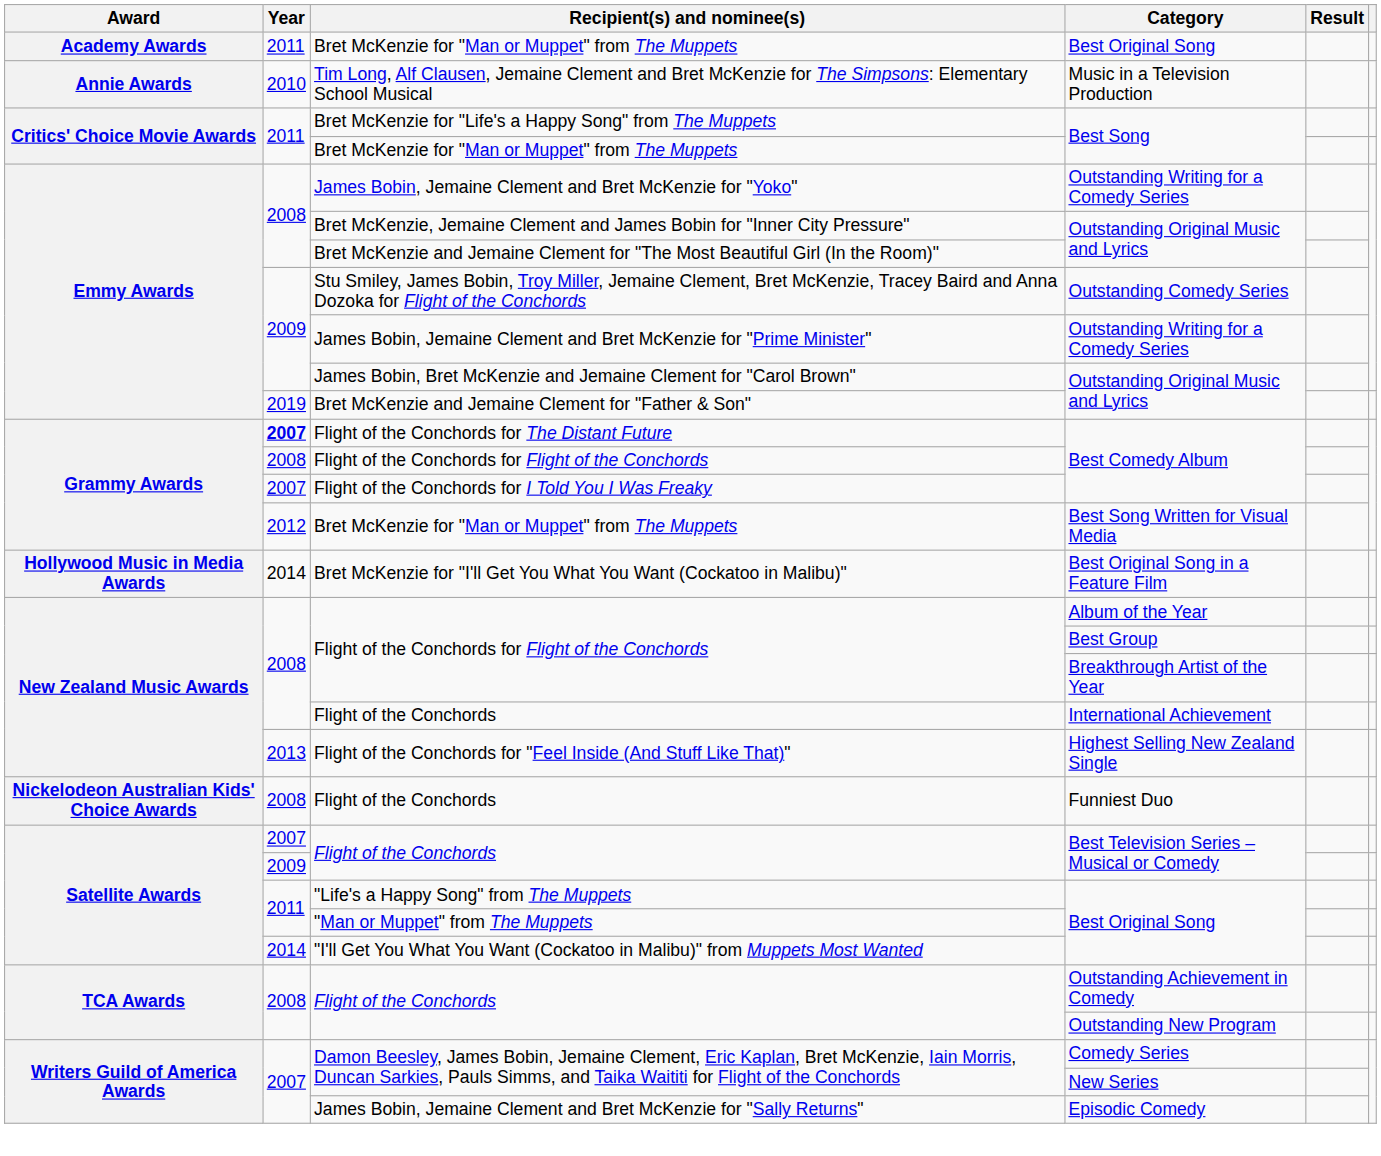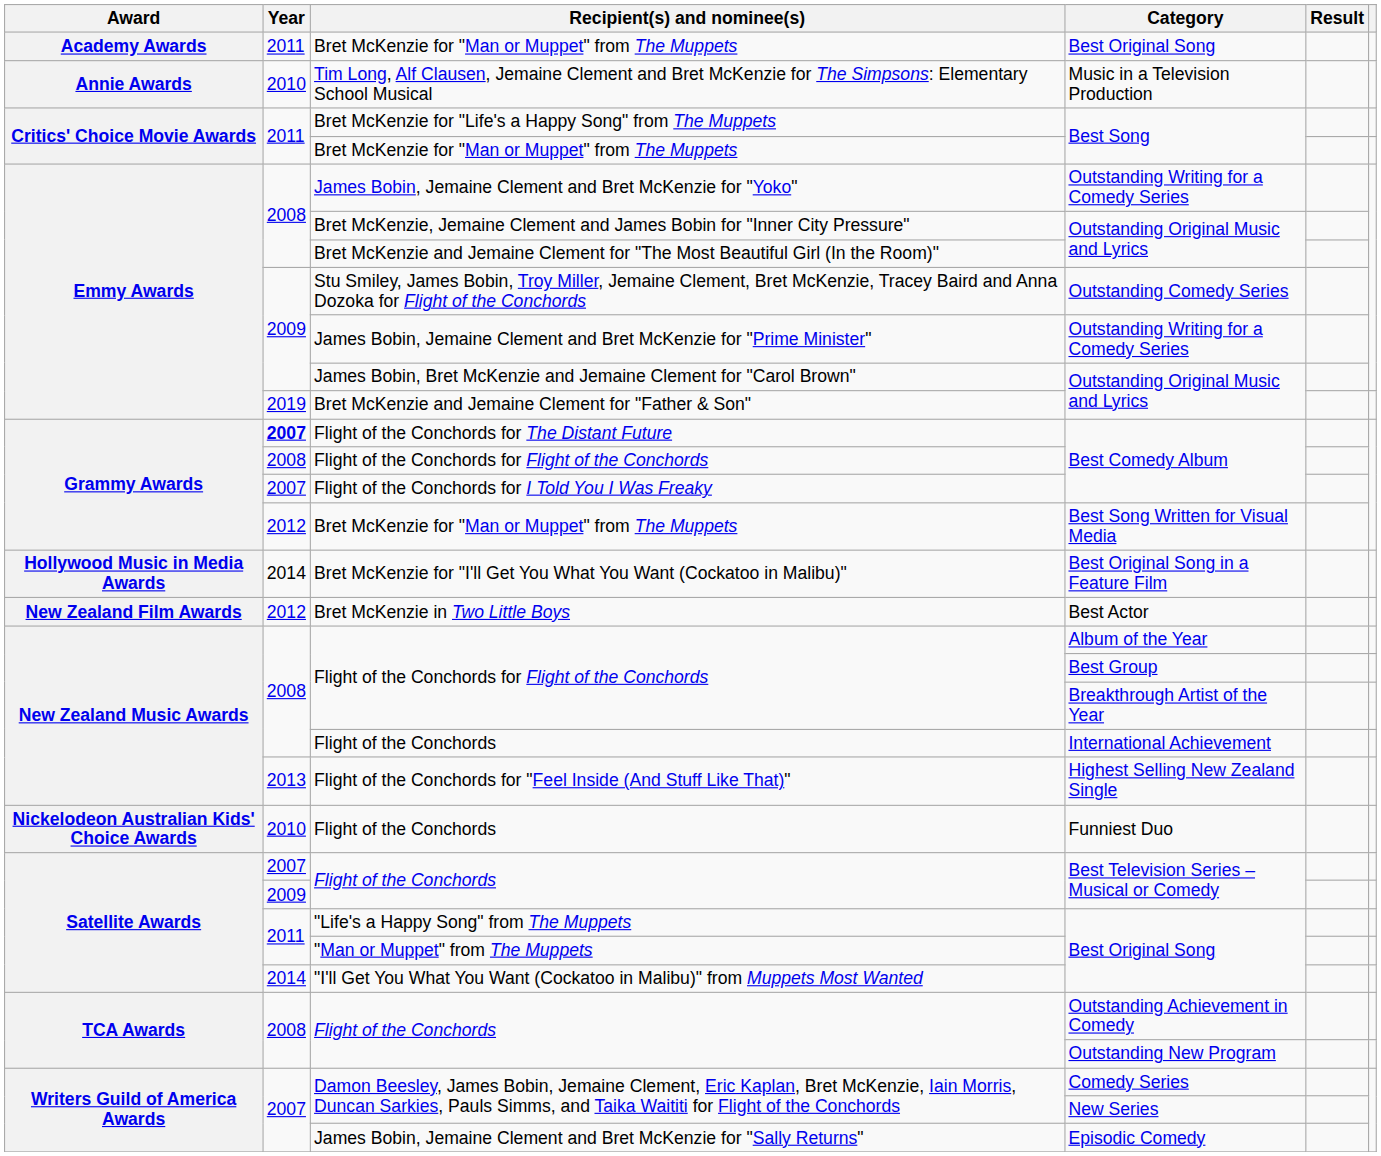+ row: (442, 611)
(286, 800) 2008 -> (286, 828) 2010
